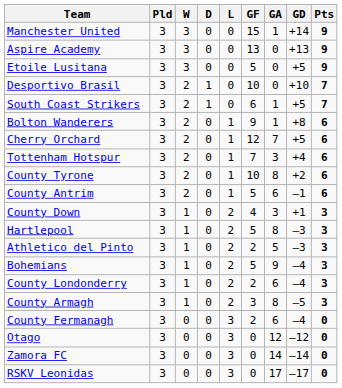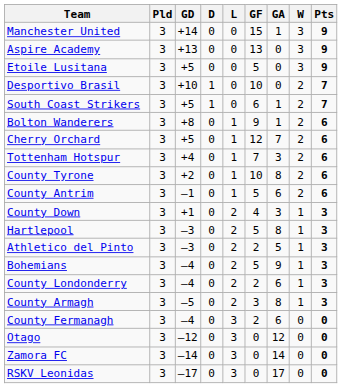columns swapped: (186, 13) <-> (299, 13)
